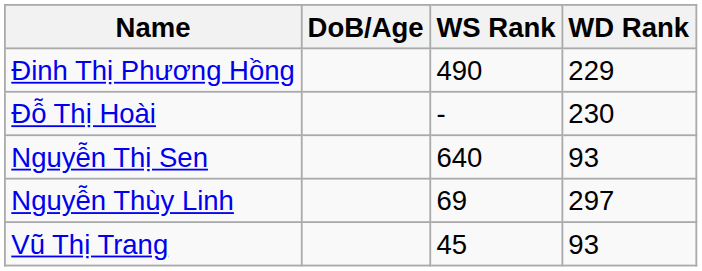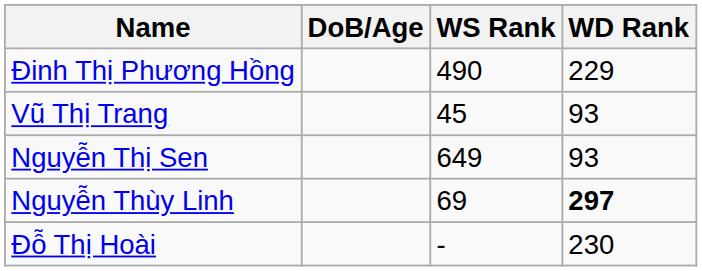rows swapped: (84, 114) <-> (90, 245)
(459, 158) 640 -> (459, 158) 649
(591, 201) normal -> (591, 201) bold
